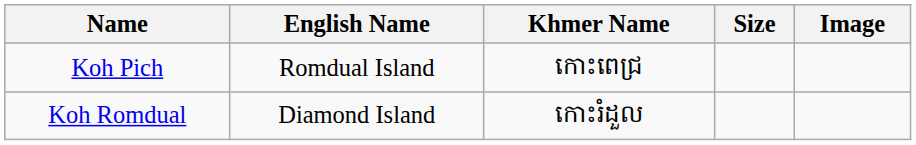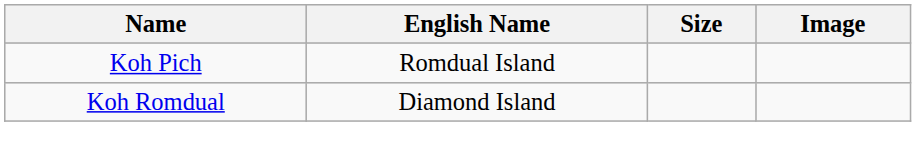- column: (599, 23)
